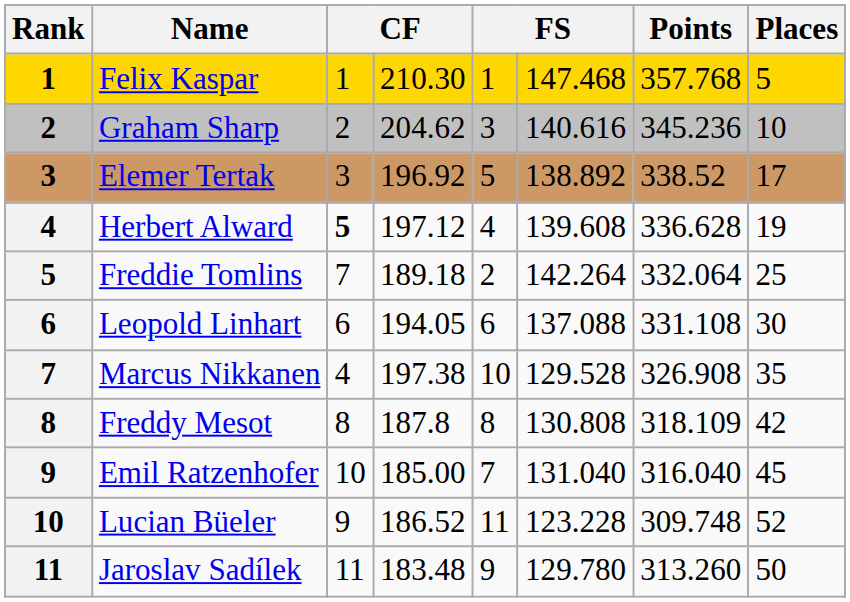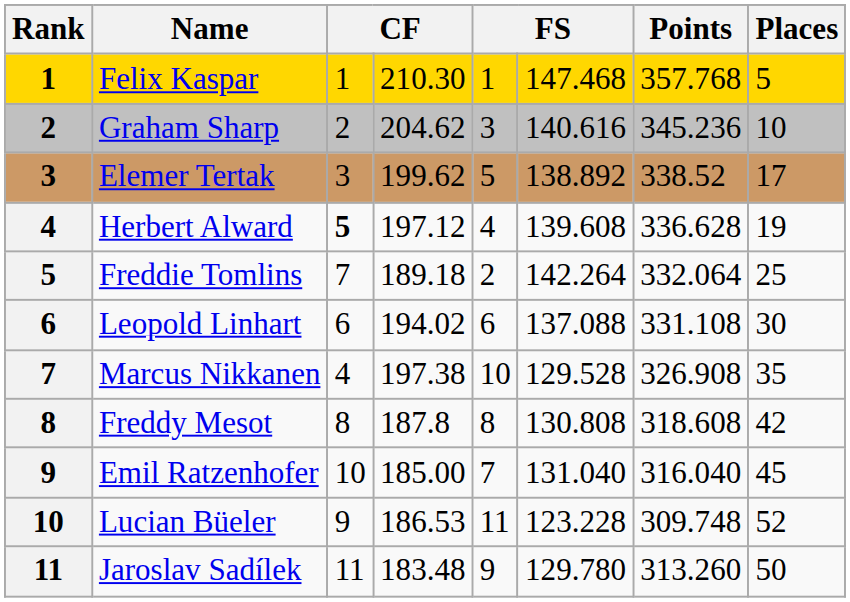(423, 176) 196.92 -> (423, 176) 199.62
(423, 324) 194.05 -> (423, 324) 194.02
(691, 422) 318.109 -> (691, 422) 318.608
(423, 521) 186.52 -> (423, 521) 186.53
